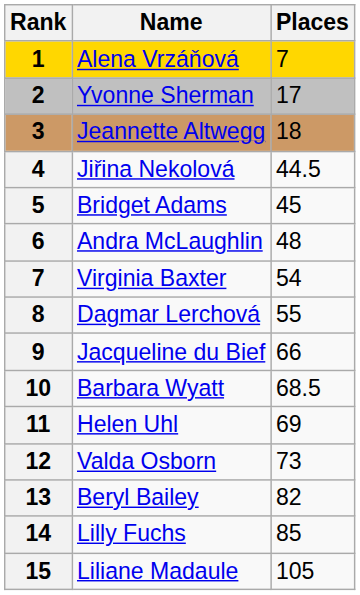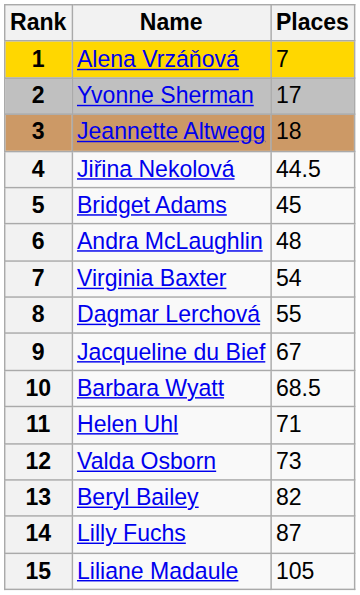(289, 351) 66 -> (289, 351) 67
(289, 424) 69 -> (289, 424) 71
(289, 534) 85 -> (289, 534) 87
